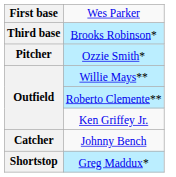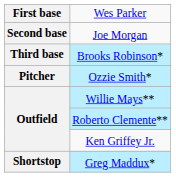+ row: (120, 35)
- row: (114, 141)
